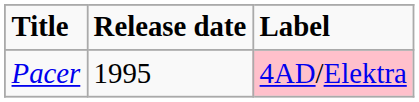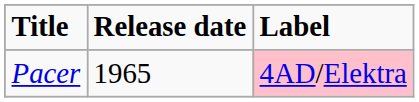(122, 73) 1995 -> (122, 73) 1965
